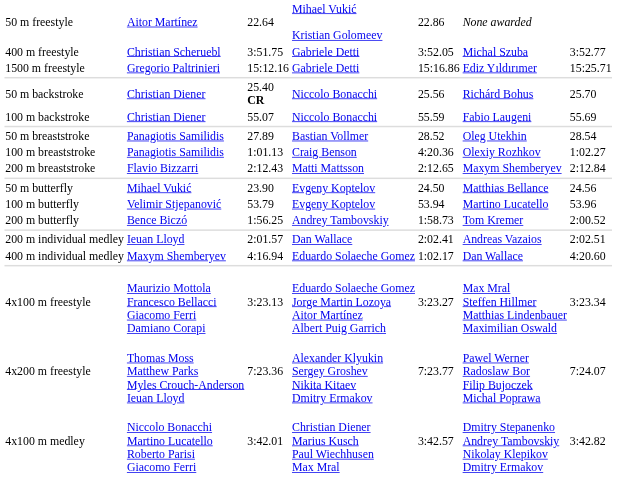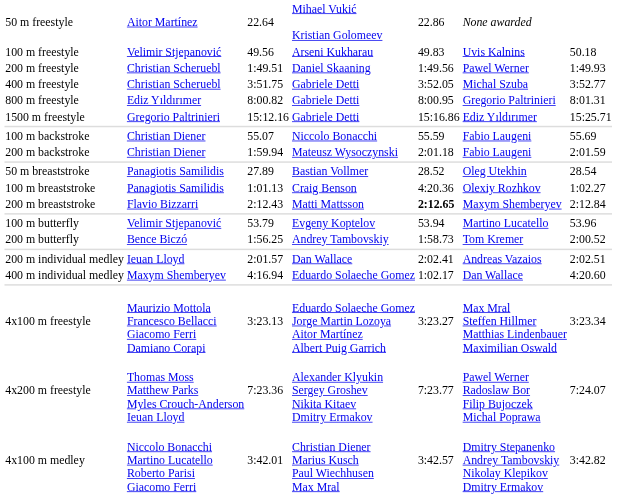+ row: (42, 51)
+ row: (42, 68)
+ row: (42, 100)
- row: (44, 94)
+ row: (47, 152)
(436, 168) normal -> (436, 204) bold
- row: (39, 188)
